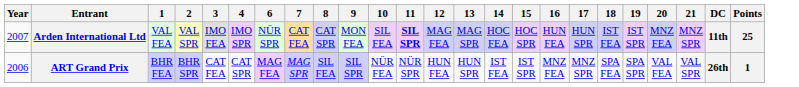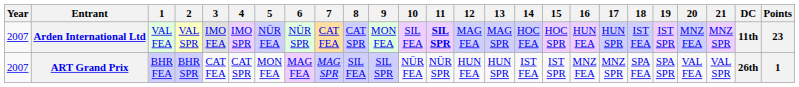+ column: (270, 12)
(748, 37) 25 -> (778, 37) 23
(18, 67) 2006 -> (18, 67) 2007
